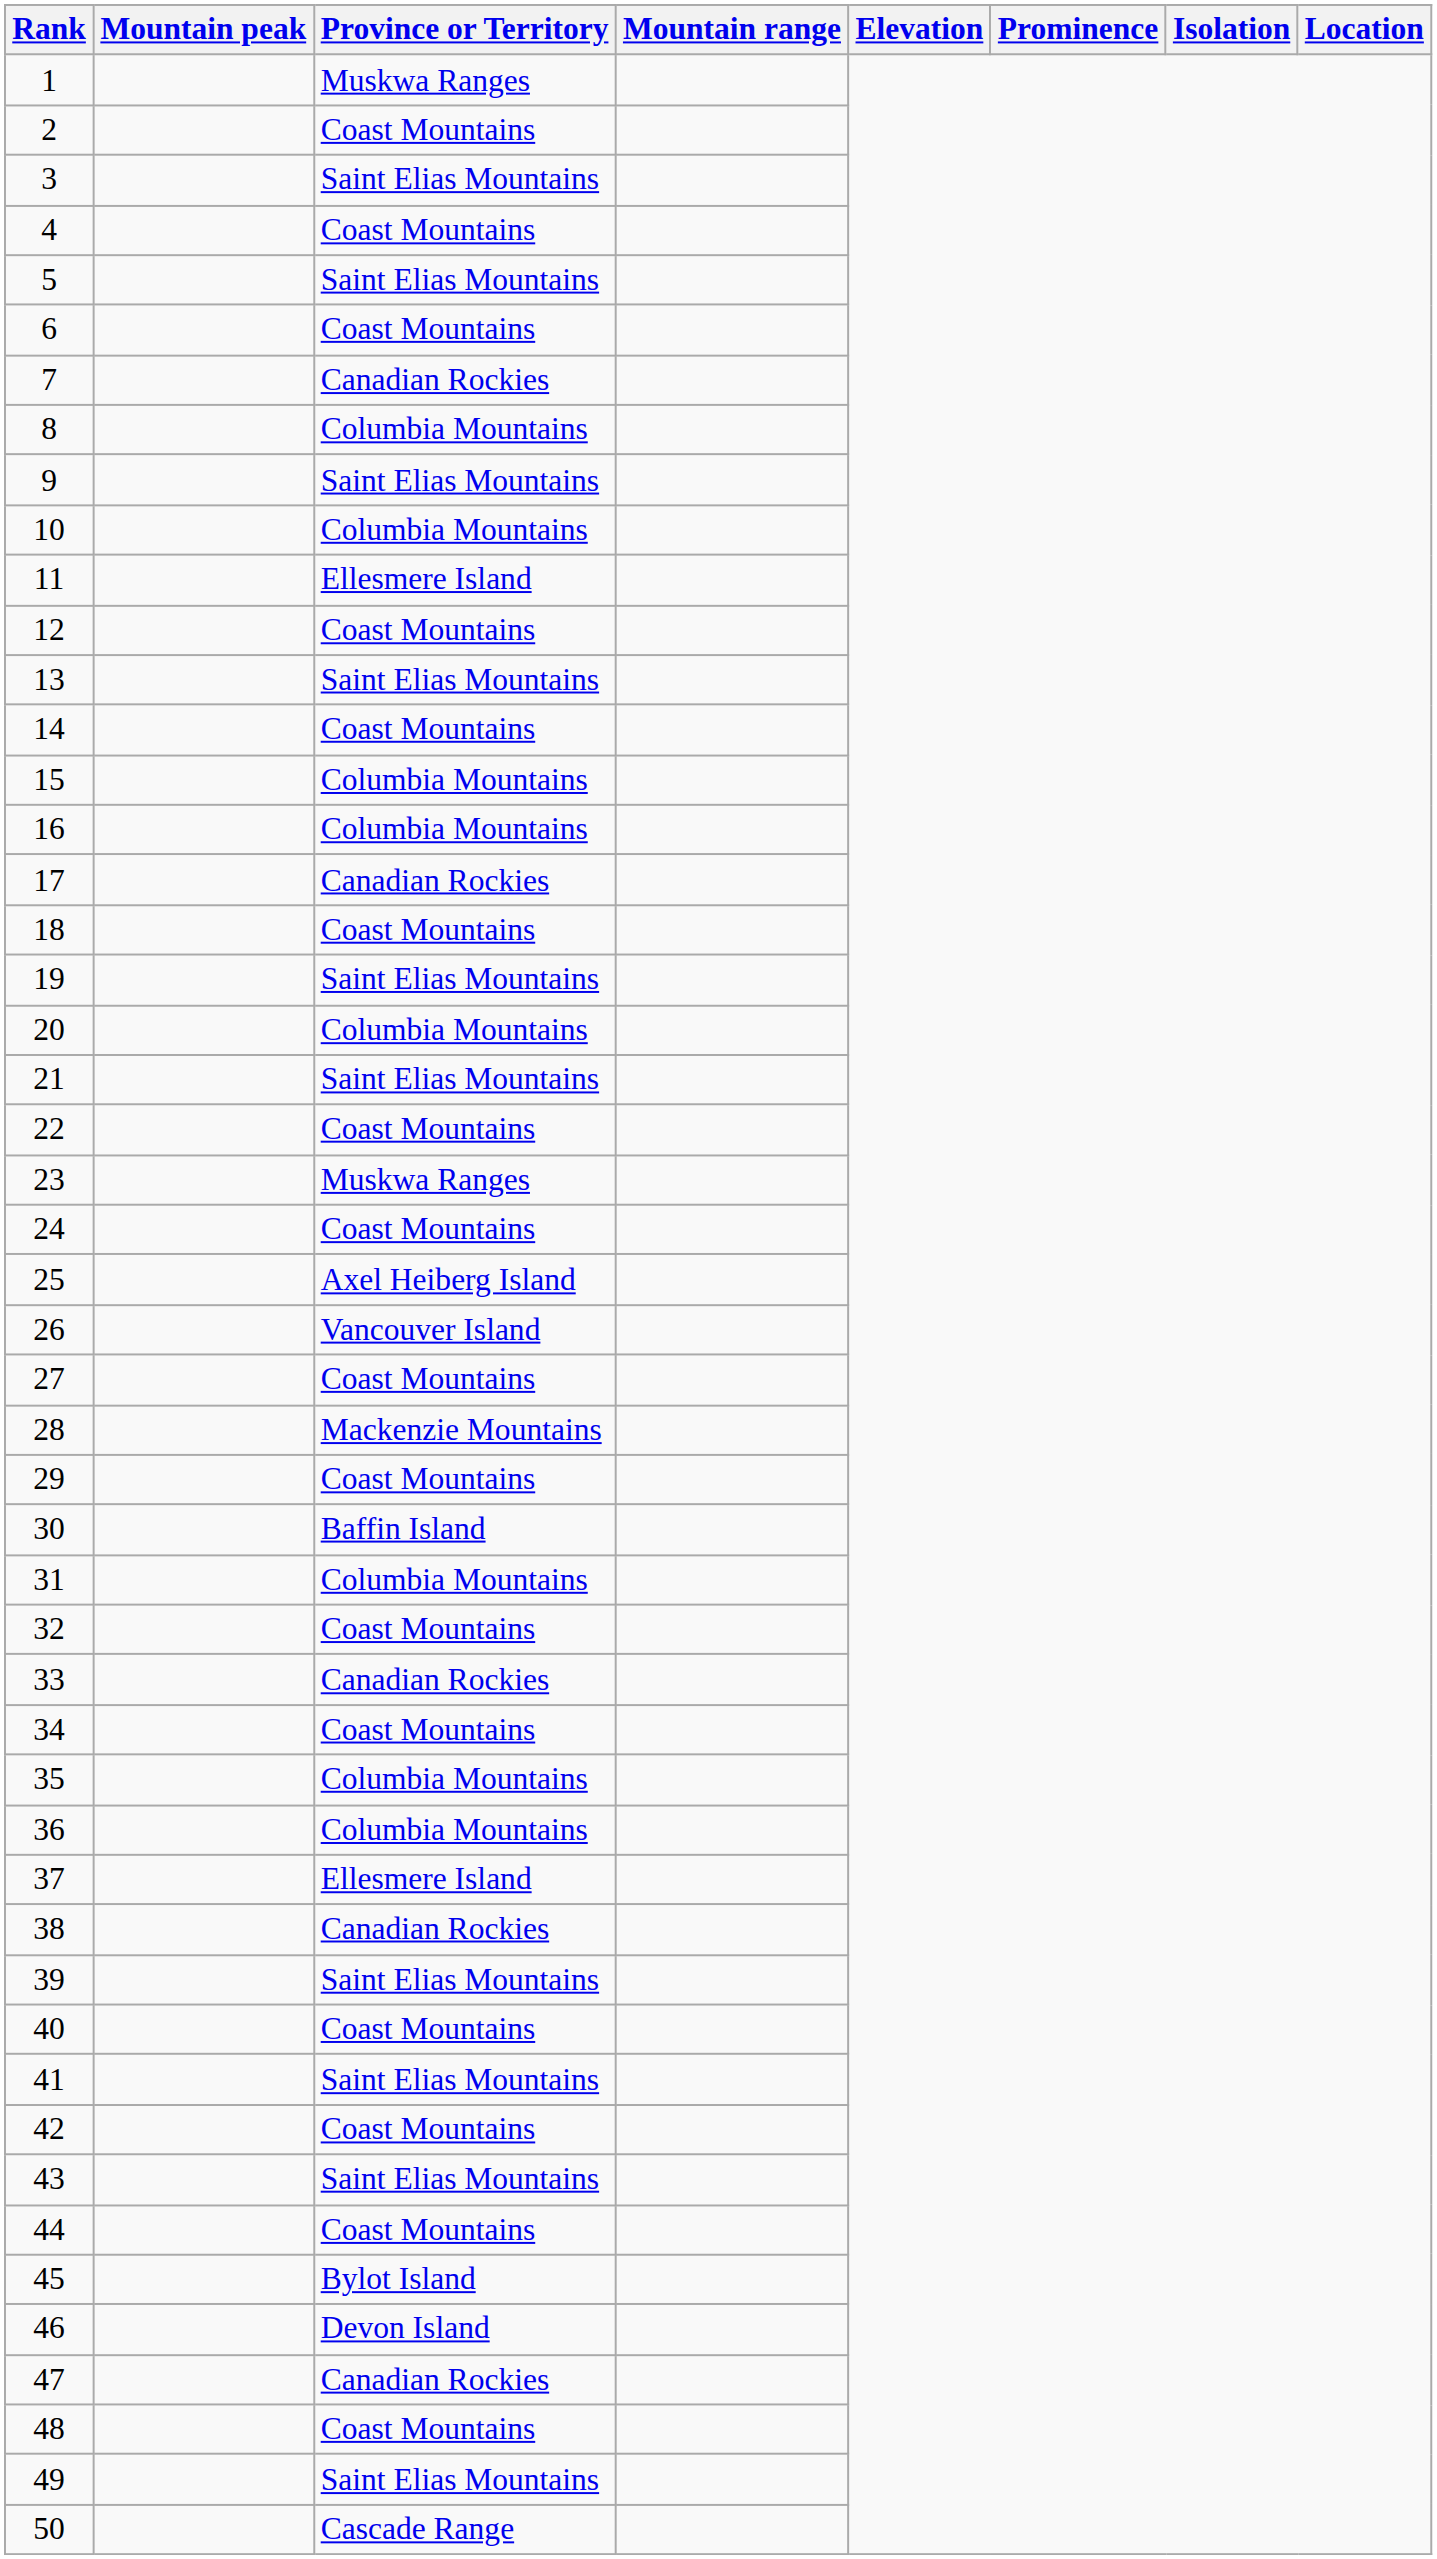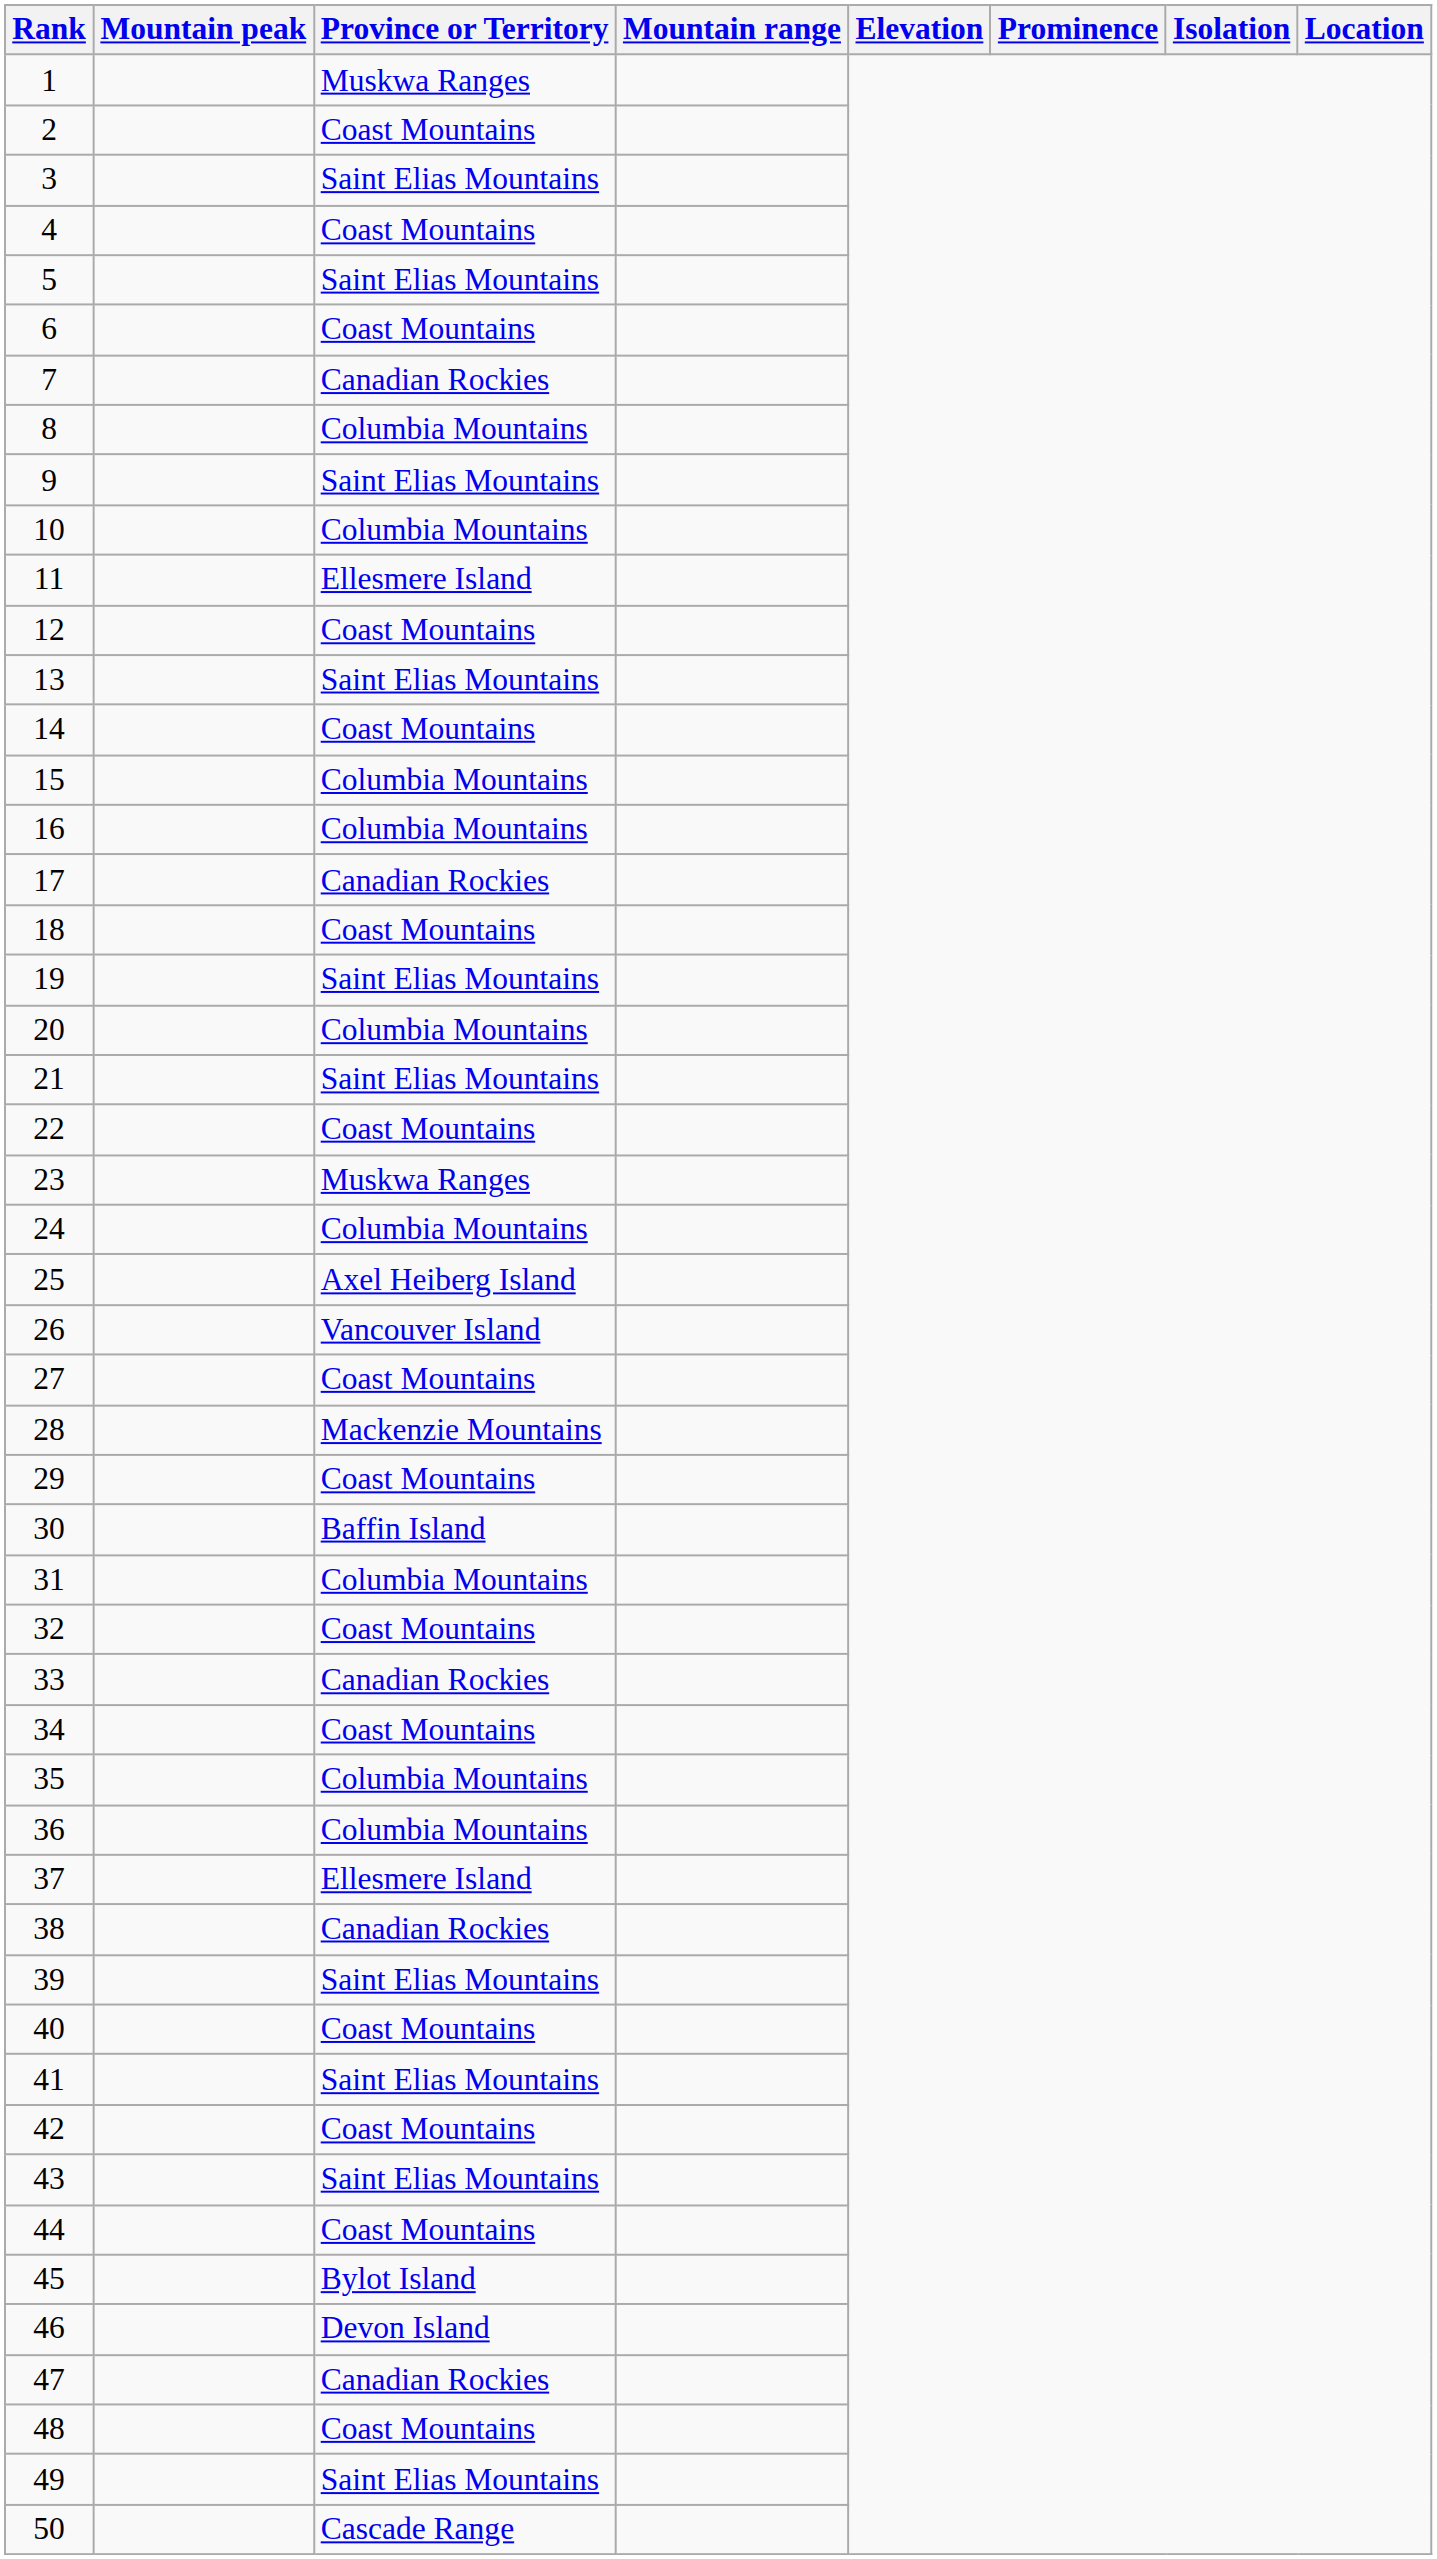(428, 1229) Coast Mountains -> (454, 1229) Columbia Mountains
